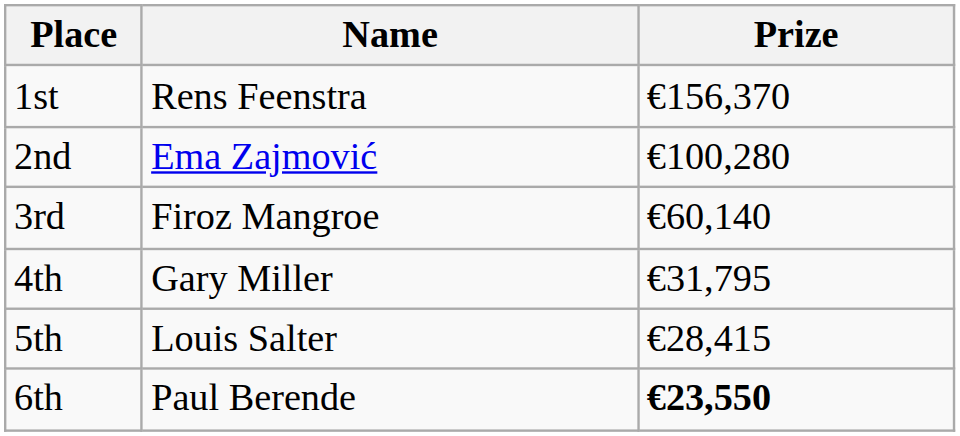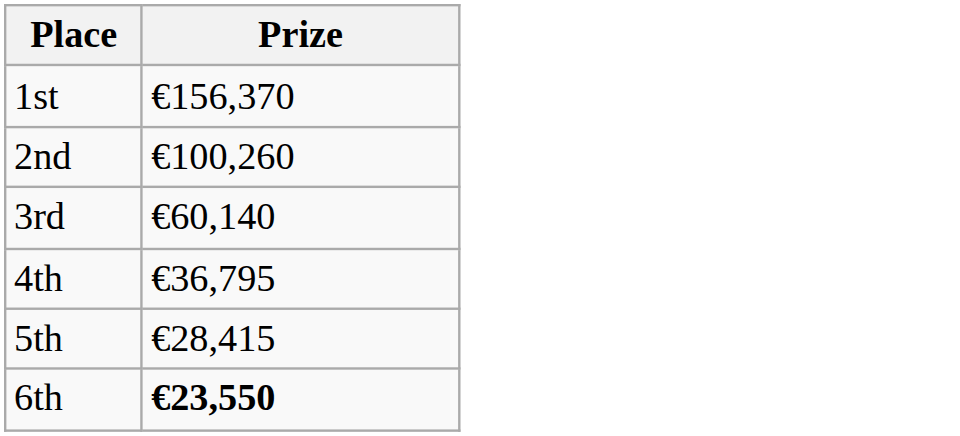- column: (390, 34)
(718, 156) €100,280 -> (223, 156) €100,260
(709, 277) €31,795 -> (213, 277) €36,795
